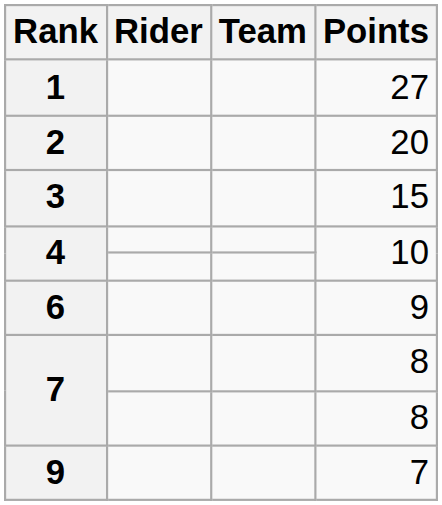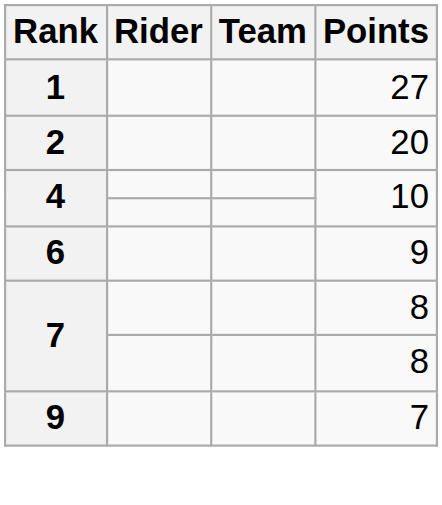- row: (56, 197)
